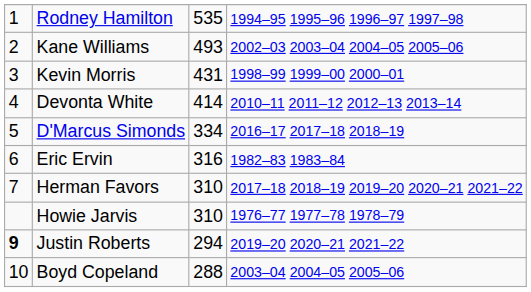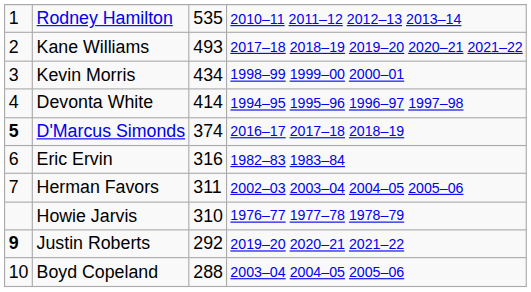(347, 19) 1994–95 1995–96 1996–97 1997–98 -> (346, 19) 2010–11 2011–12 2012–13 2013–14
(347, 47) 2002–03 2003–04 2004–05 2005–06 -> (377, 47) 2017–18 2018–19 2019–20 2020–21 2021–22
(208, 74) 431 -> (208, 74) 434
(346, 103) 2010–11 2011–12 2012–13 2013–14 -> (347, 103) 1994–95 1995–96 1996–97 1997–98
(14, 131) normal -> (14, 131) bold
(208, 131) 334 -> (208, 131) 374
(208, 187) 310 -> (207, 187) 311
(377, 188) 2017–18 2018–19 2019–20 2020–21 2021–22 -> (347, 188) 2002–03 2003–04 2004–05 2005–06
(208, 243) 294 -> (208, 243) 292
